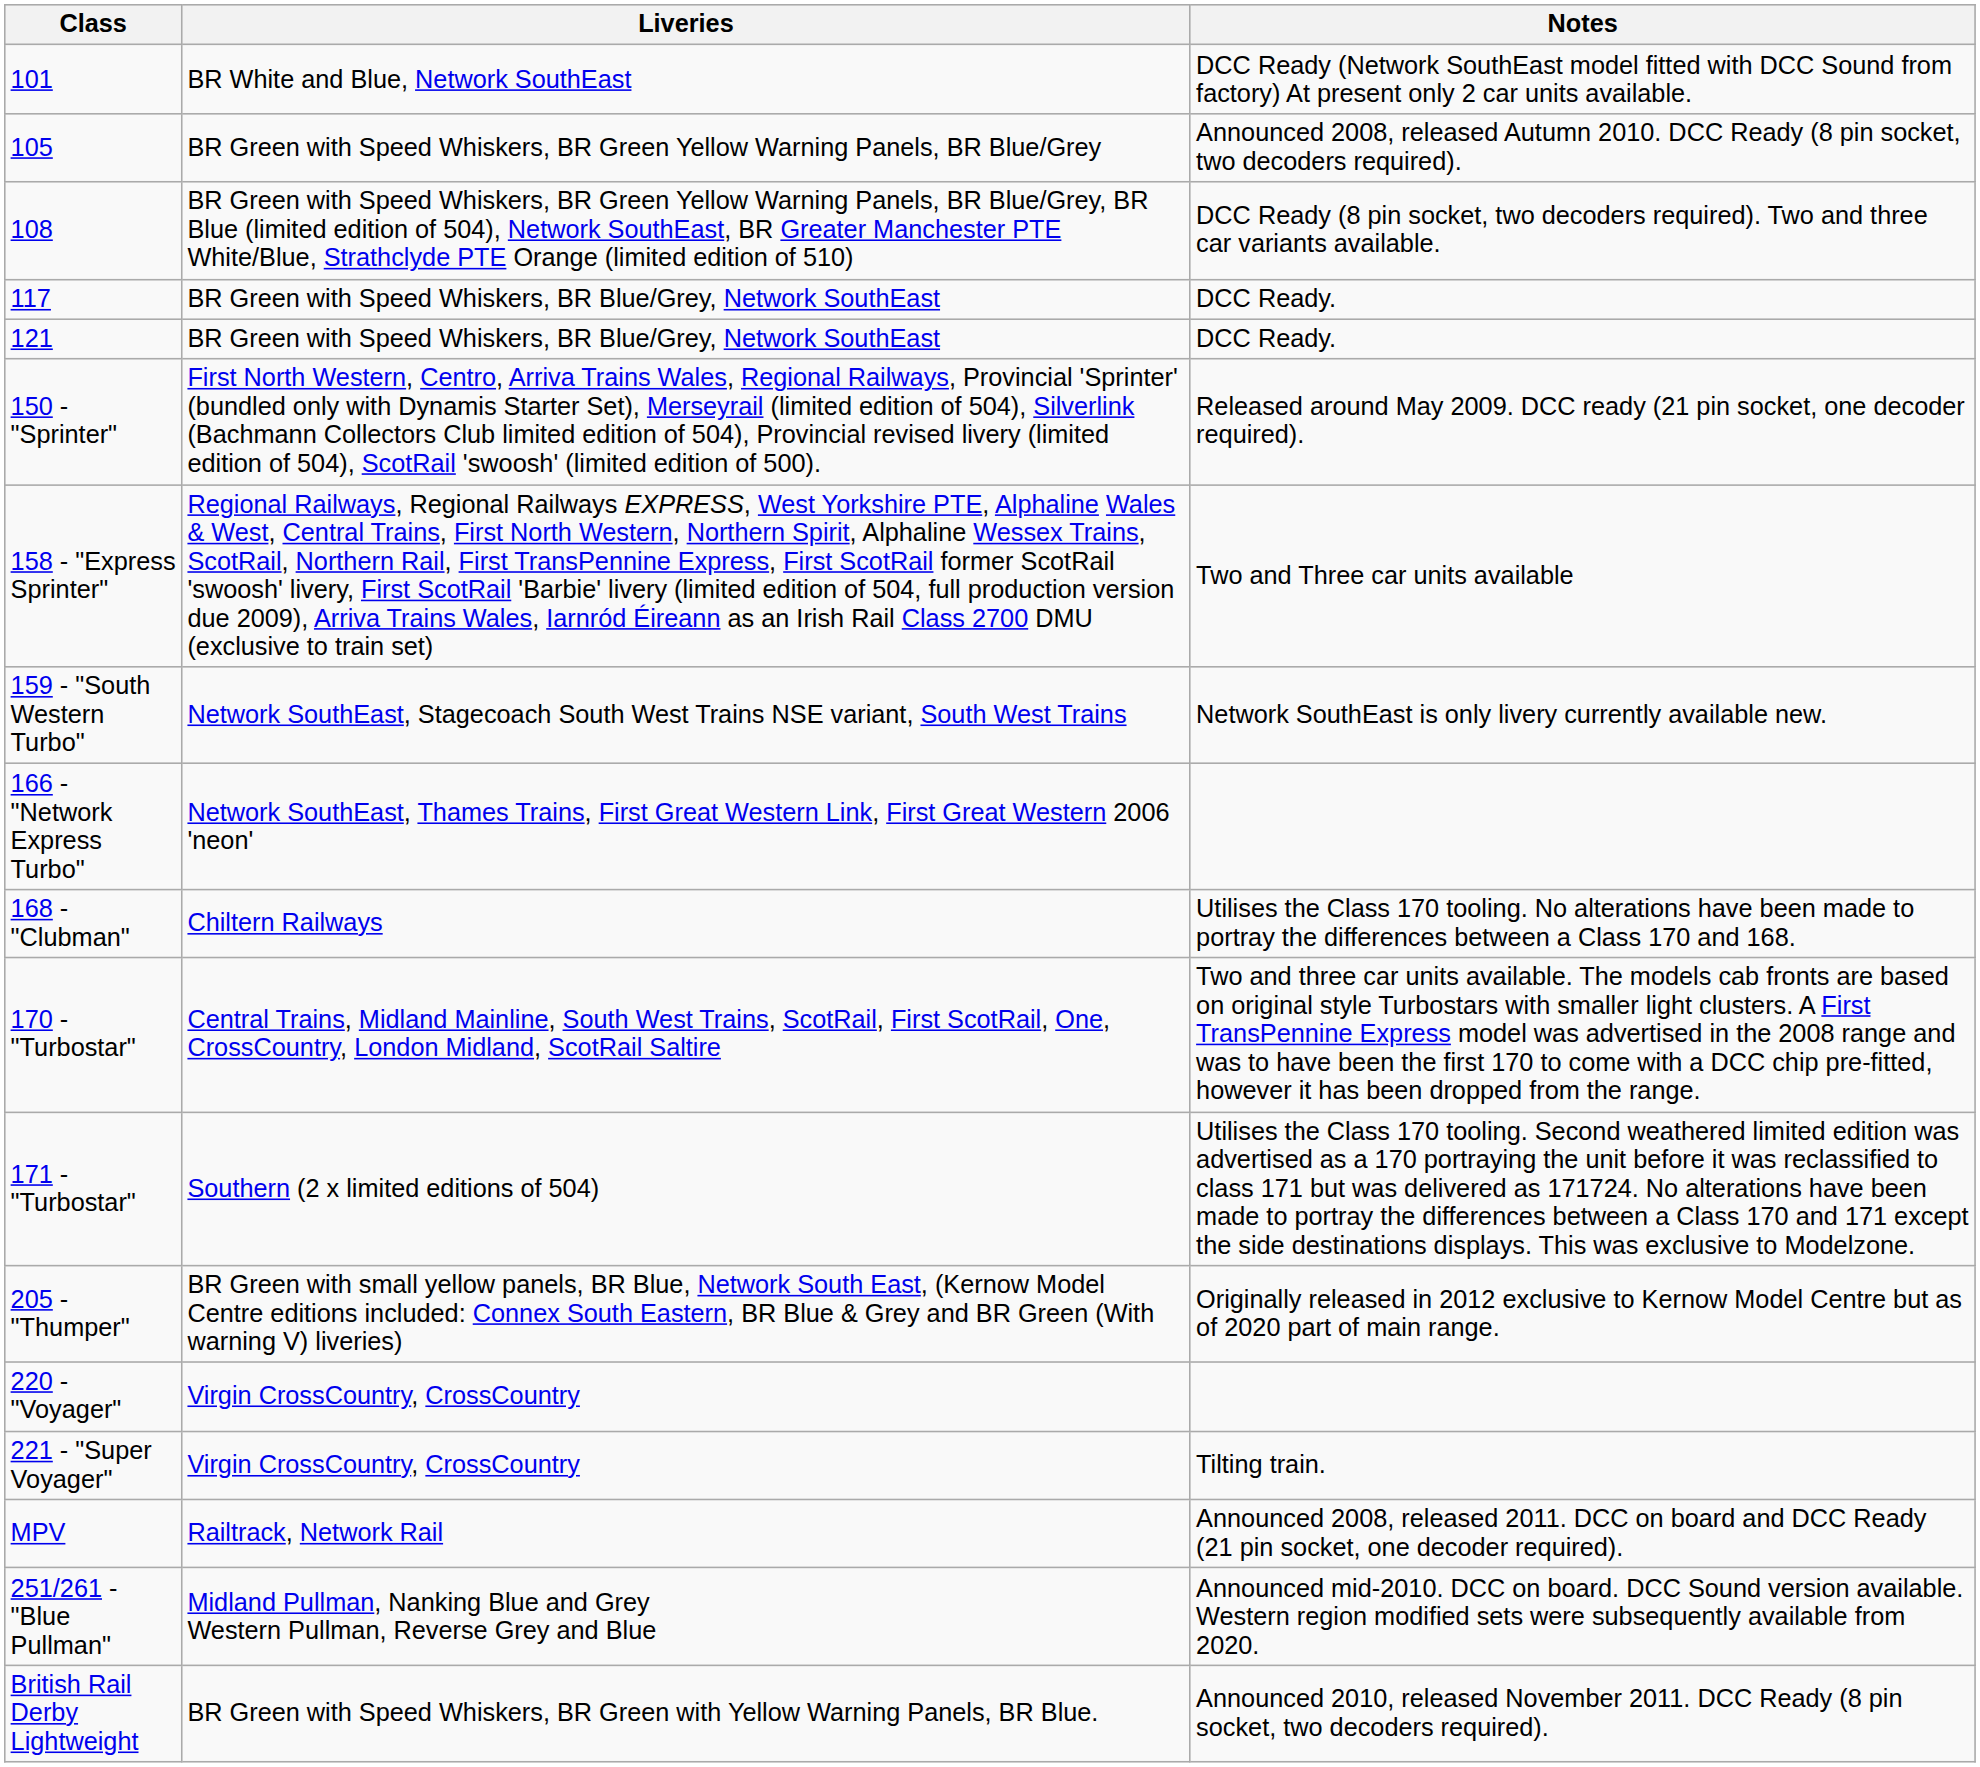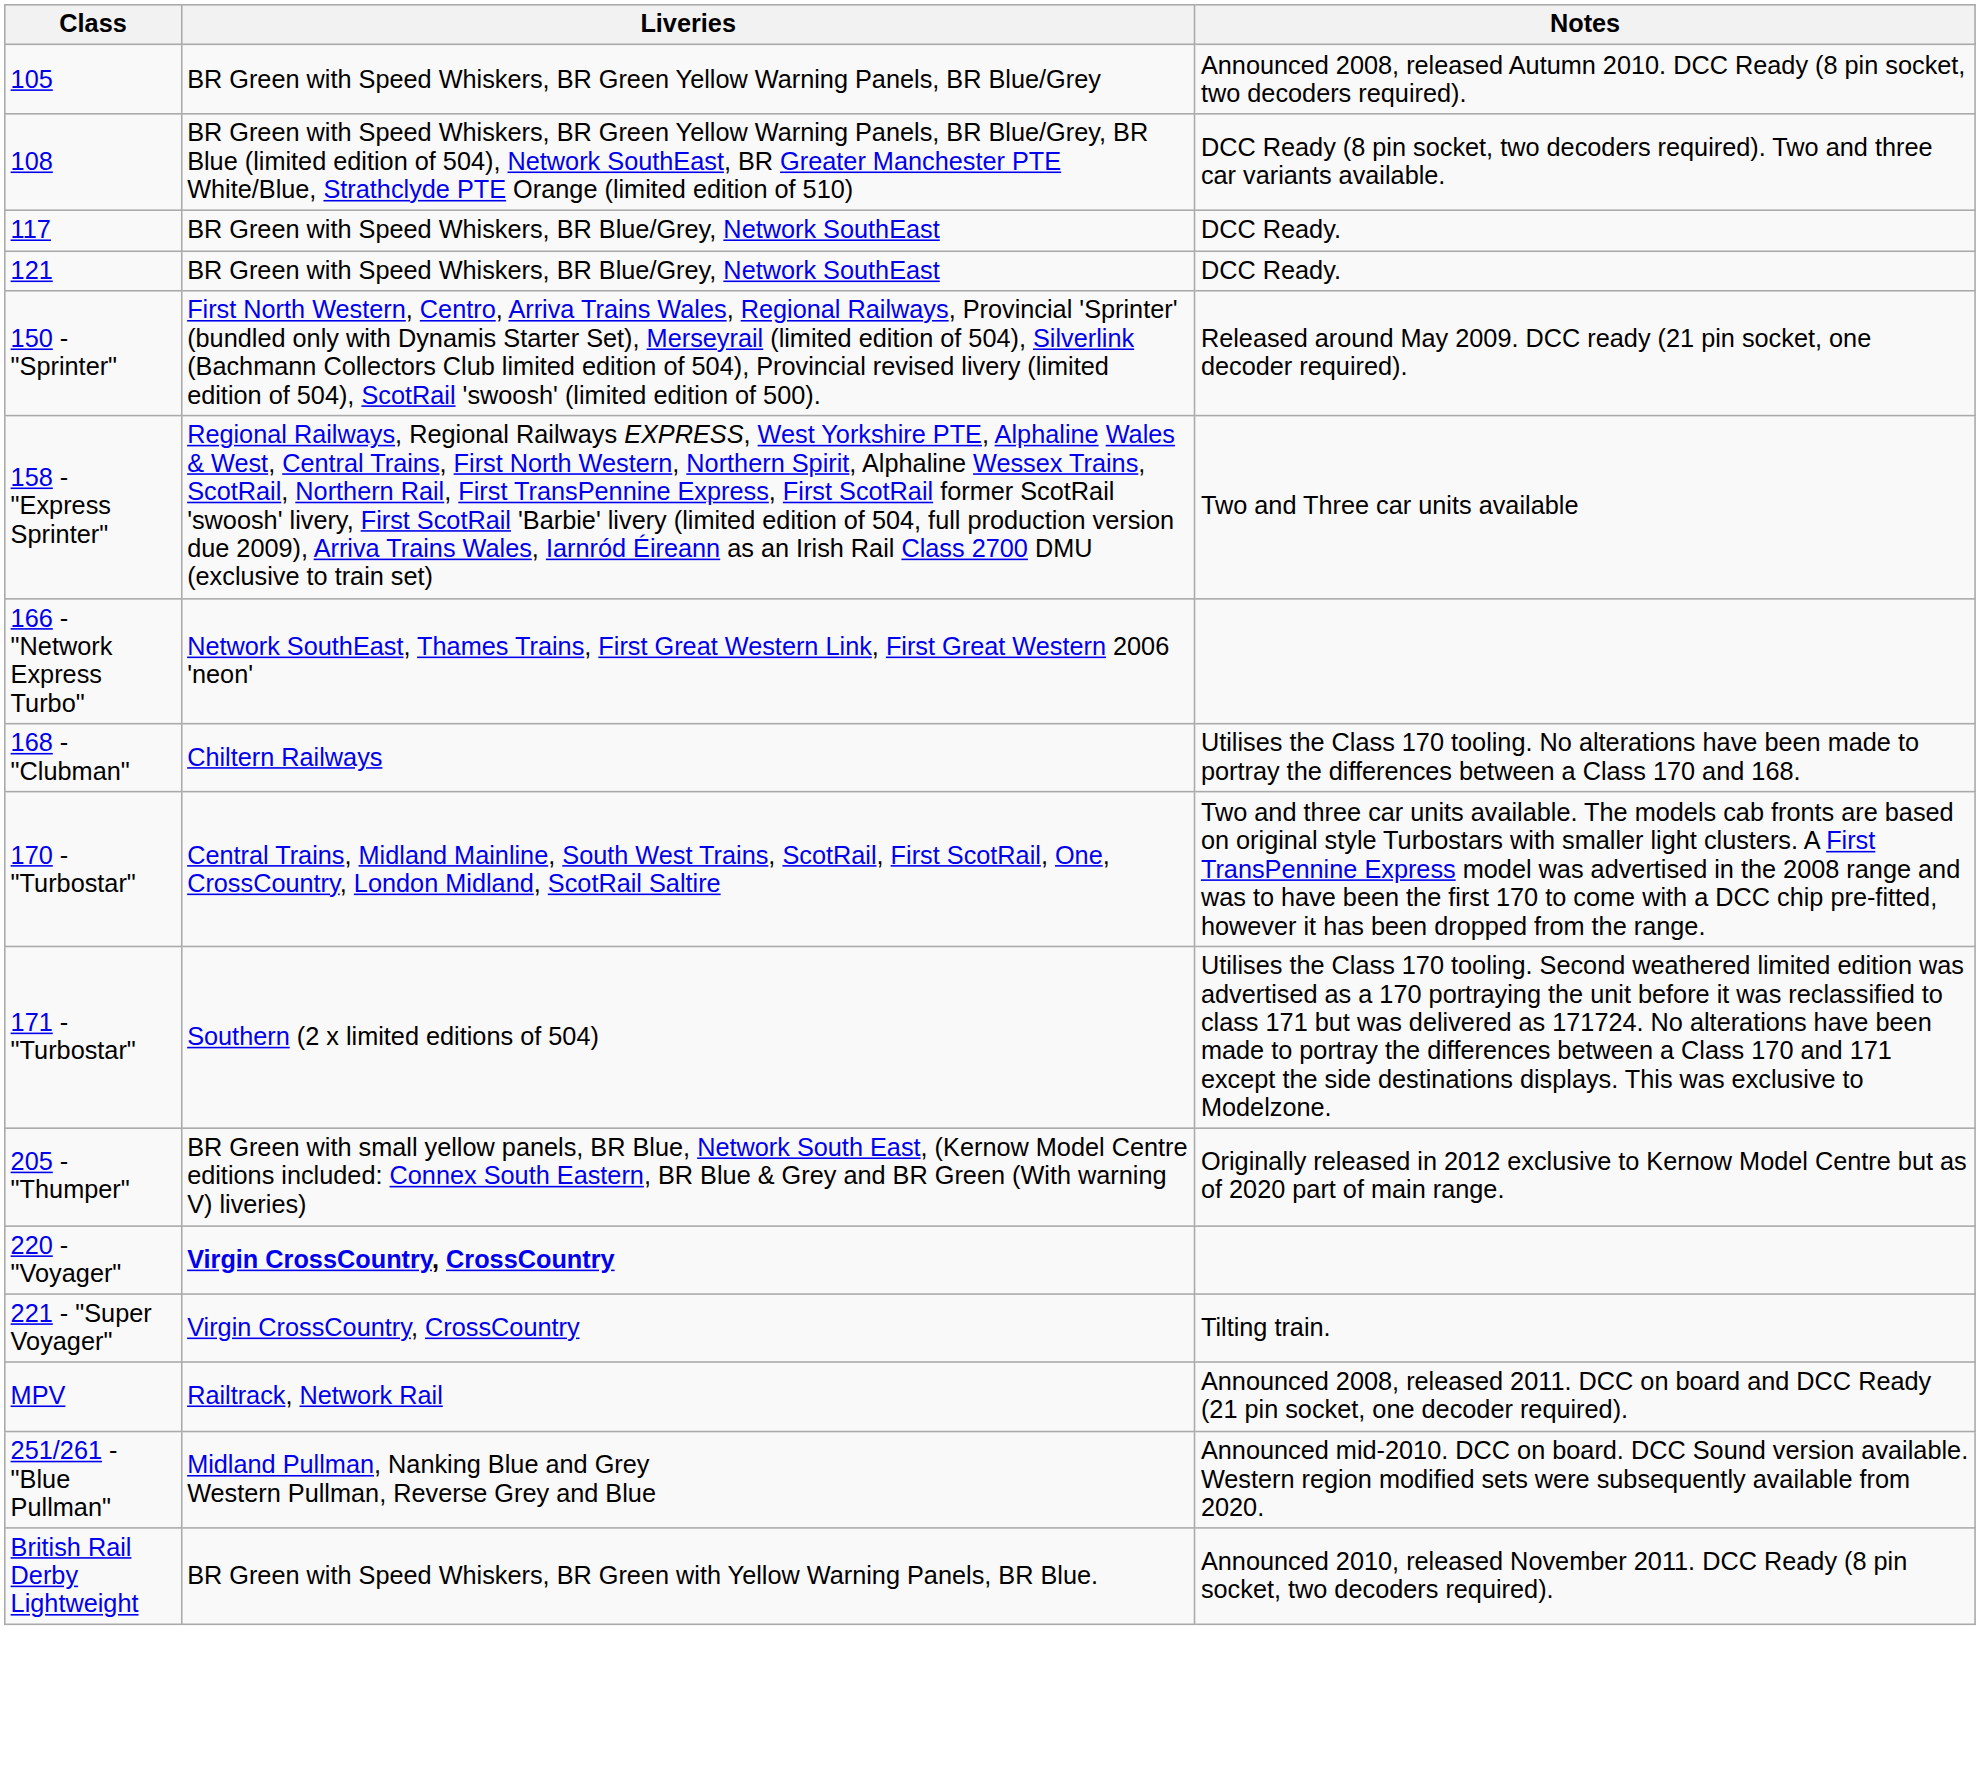- row: (32, 78)
- row: (80, 715)
(384, 1396) normal -> (401, 1259) bold
